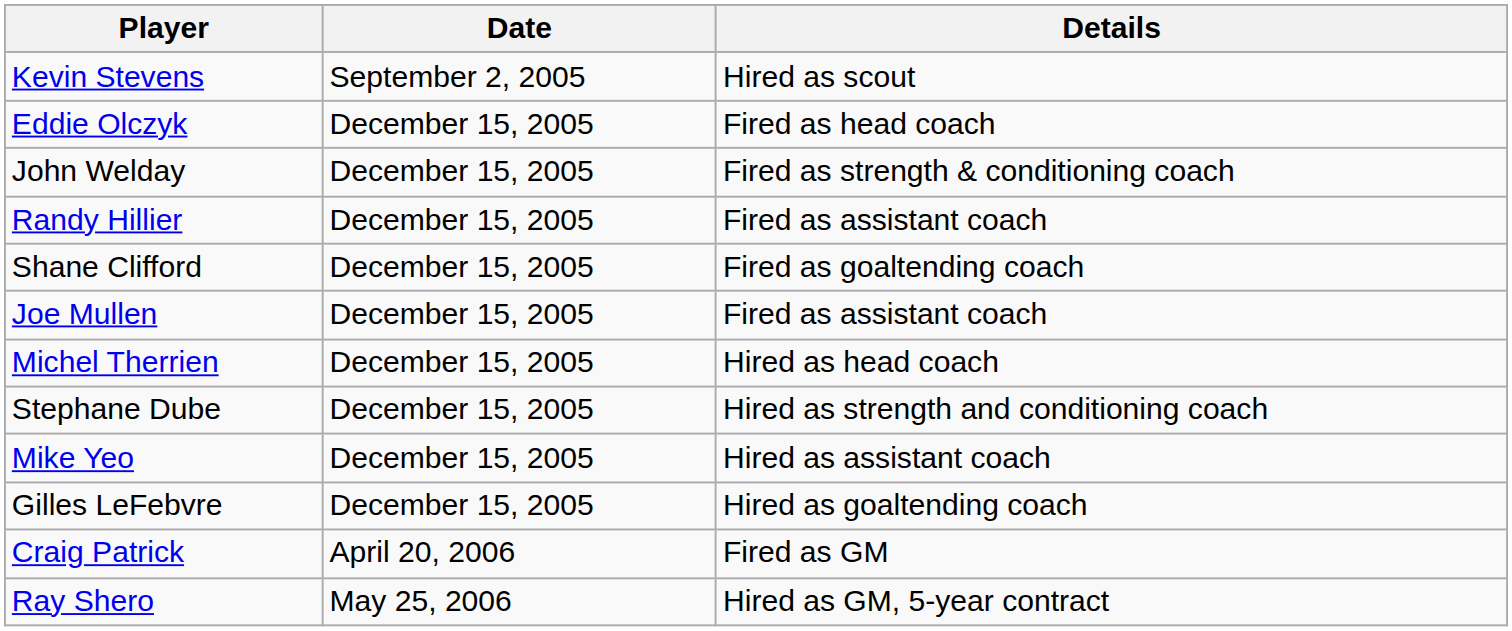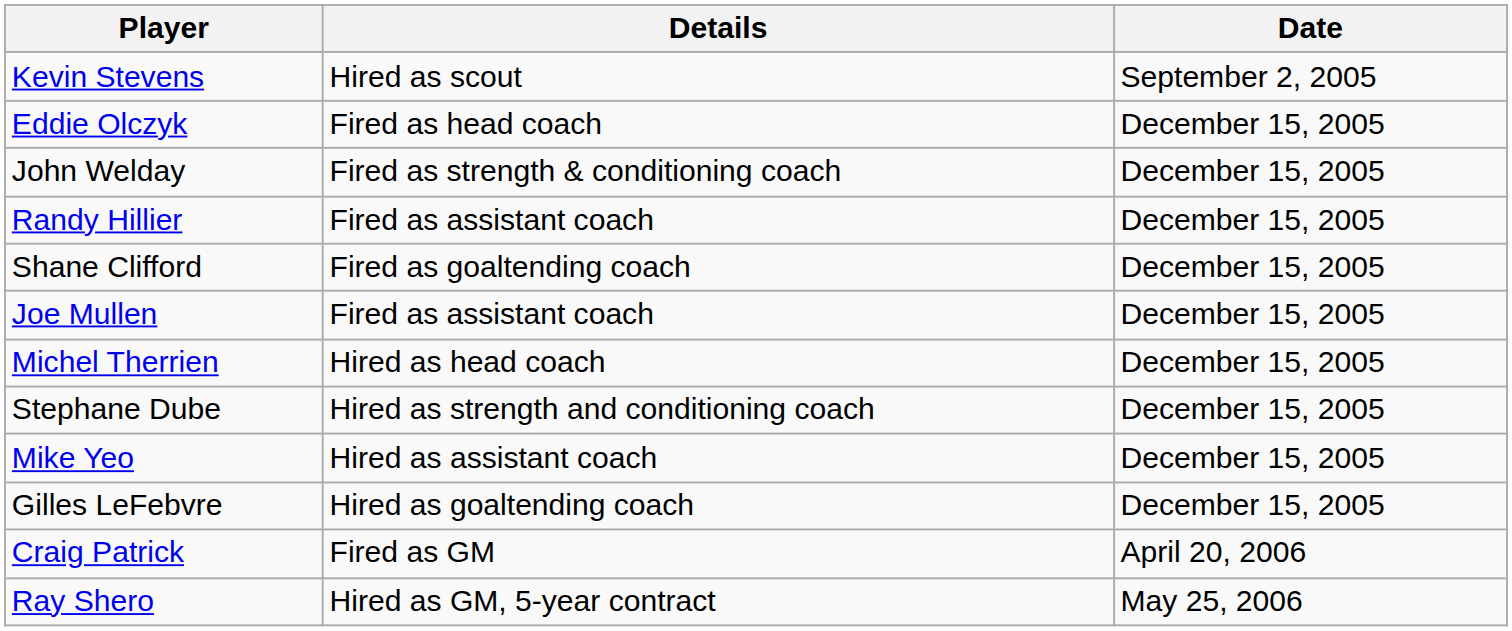columns swapped: (519, 28) <-> (1112, 28)
